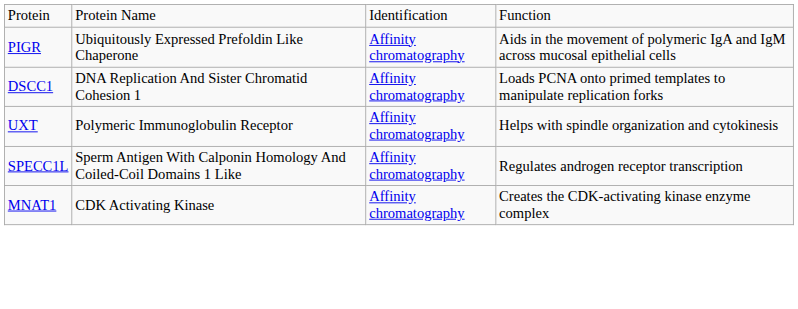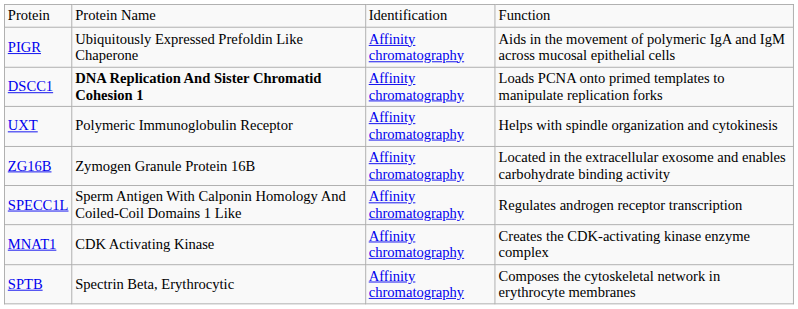(191, 86) normal -> (198, 86) bold
+ row: (30, 165)
+ row: (25, 284)
